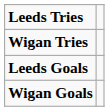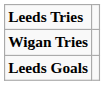- row: (51, 92)
